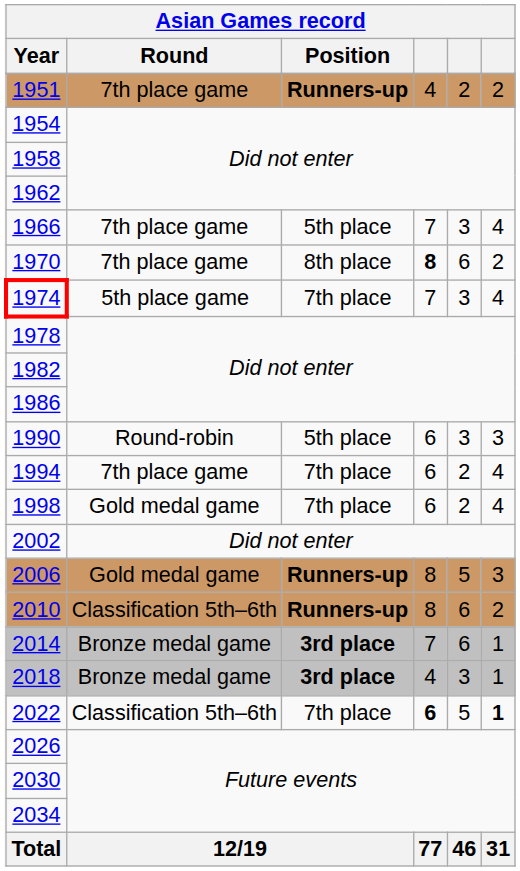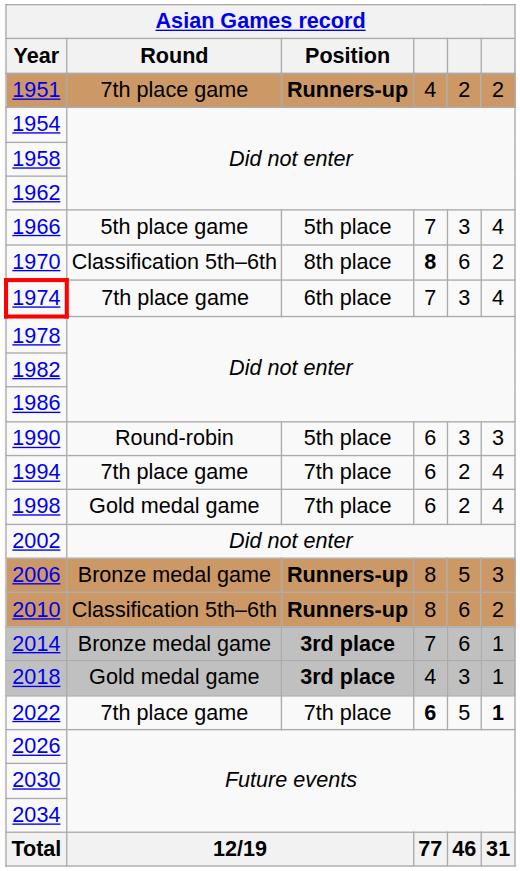(174, 227) 7th place game -> (174, 227) 5th place game
(174, 262) 7th place game -> (174, 262) Classification 5th–6th
(175, 298) 5th place game -> (175, 298) 7th place game
(348, 298) 7th place -> (348, 298) 6th place
(174, 575) Gold medal game -> (174, 575) Bronze medal game
(174, 677) Bronze medal game -> (174, 677) Gold medal game
(174, 712) Classification 5th–6th -> (174, 712) 7th place game
